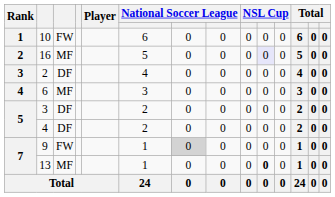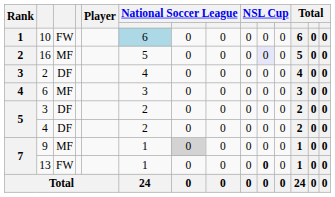(145, 37) no background -> (145, 37) lightblue background
(65, 146) FW -> (65, 146) MF
(65, 165) MF -> (65, 165) FW
